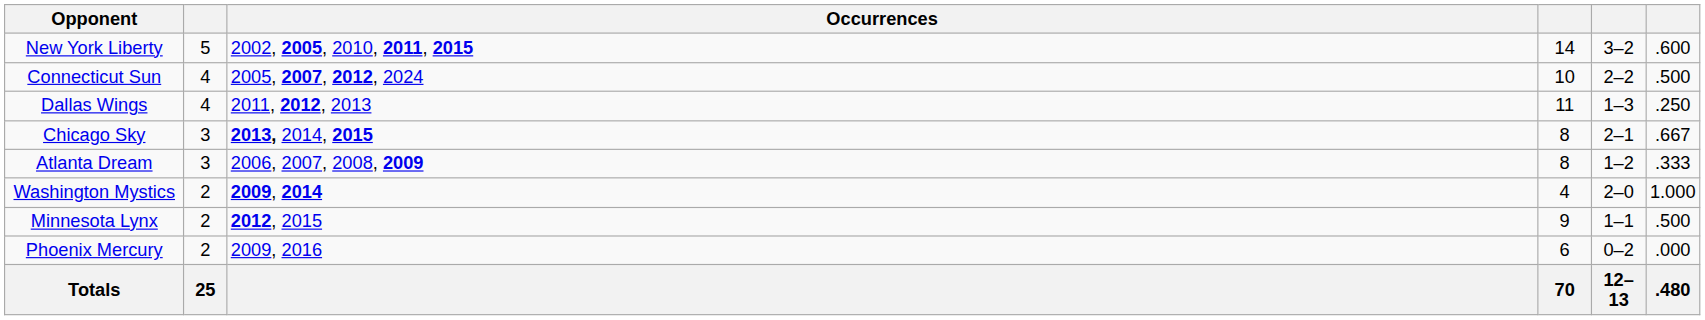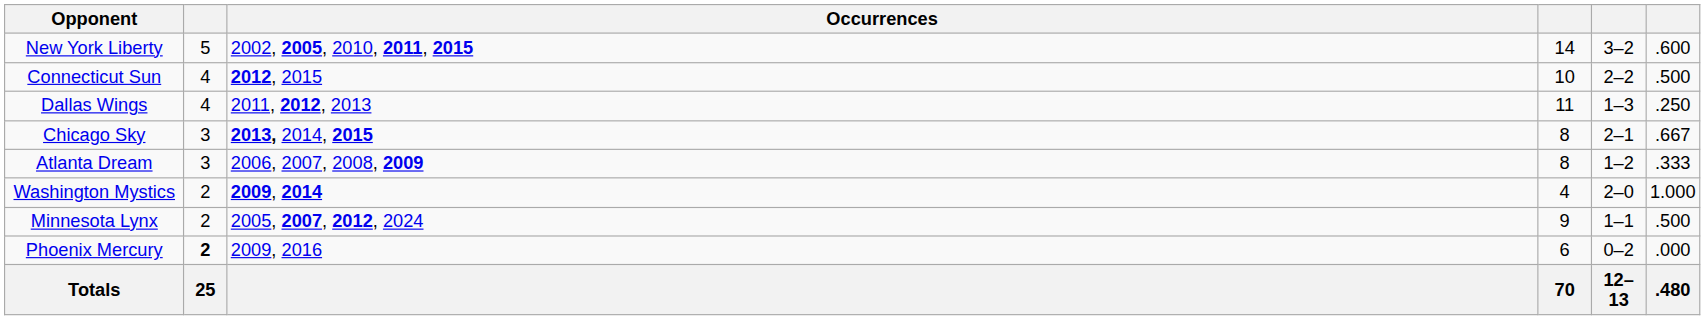(327, 76) 2005, 2007, 2012, 2024 -> (276, 76) 2012, 2015
(276, 221) 2012, 2015 -> (327, 221) 2005, 2007, 2012, 2024
(205, 250) normal -> (205, 250) bold
